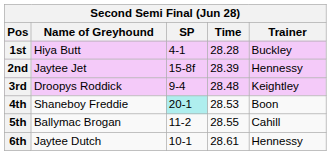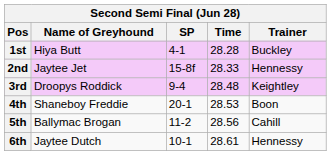(225, 68) 28.39 -> (225, 68) 28.33
(180, 104) paleturquoise background -> (180, 104) no background
(225, 123) 28.55 -> (225, 123) 28.56
